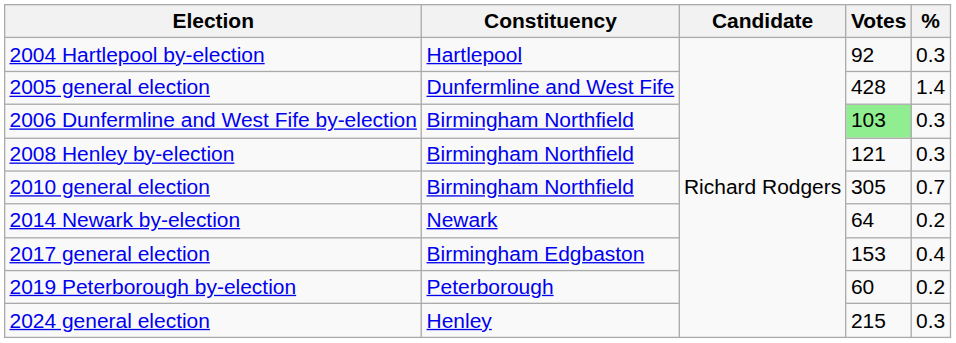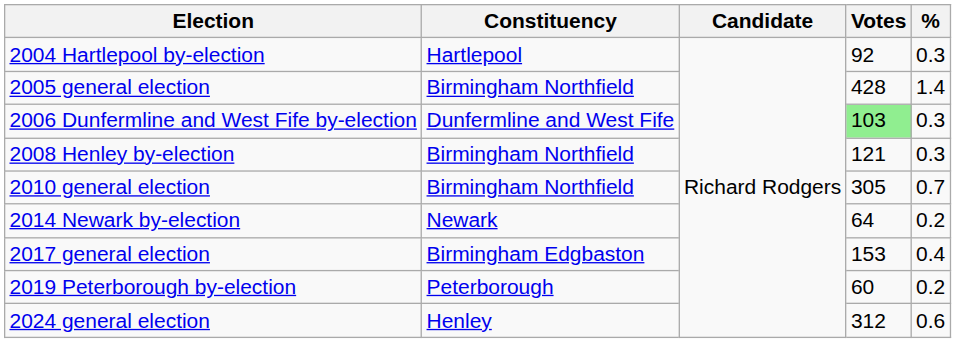(550, 87) Dunfermline and West Fife -> (530, 87) Birmingham Northfield
(530, 120) Birmingham Northfield -> (550, 120) Dunfermline and West Fife
(868, 320) 215 -> (868, 320) 312
(931, 320) 0.3 -> (931, 320) 0.6
